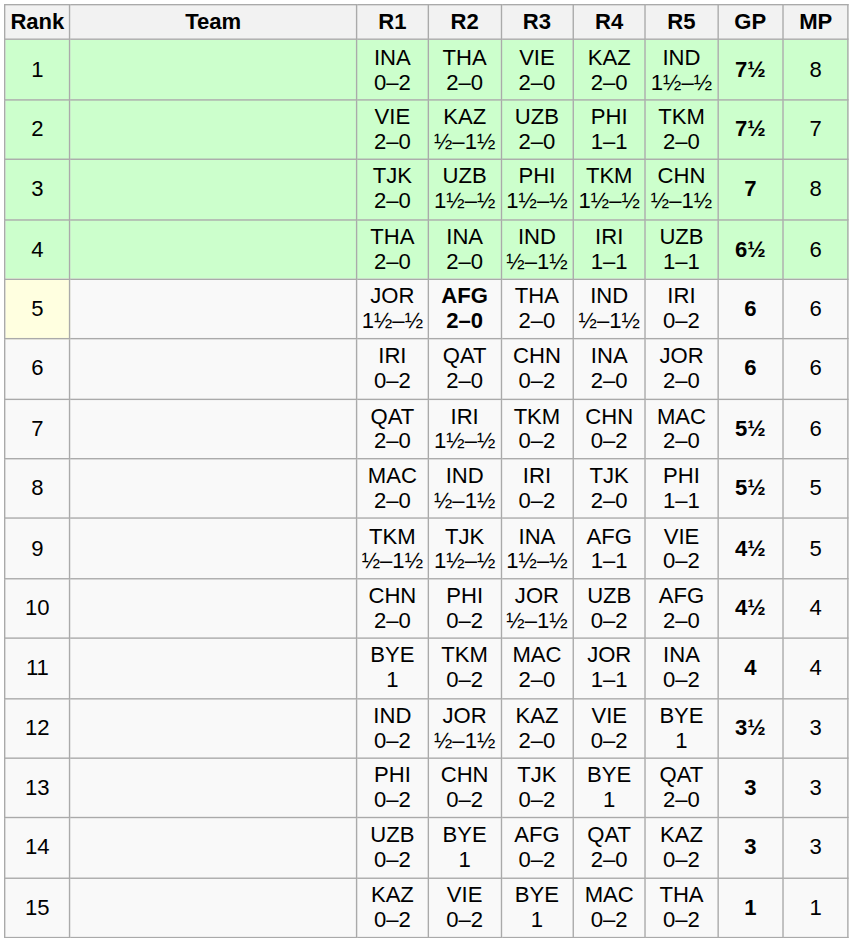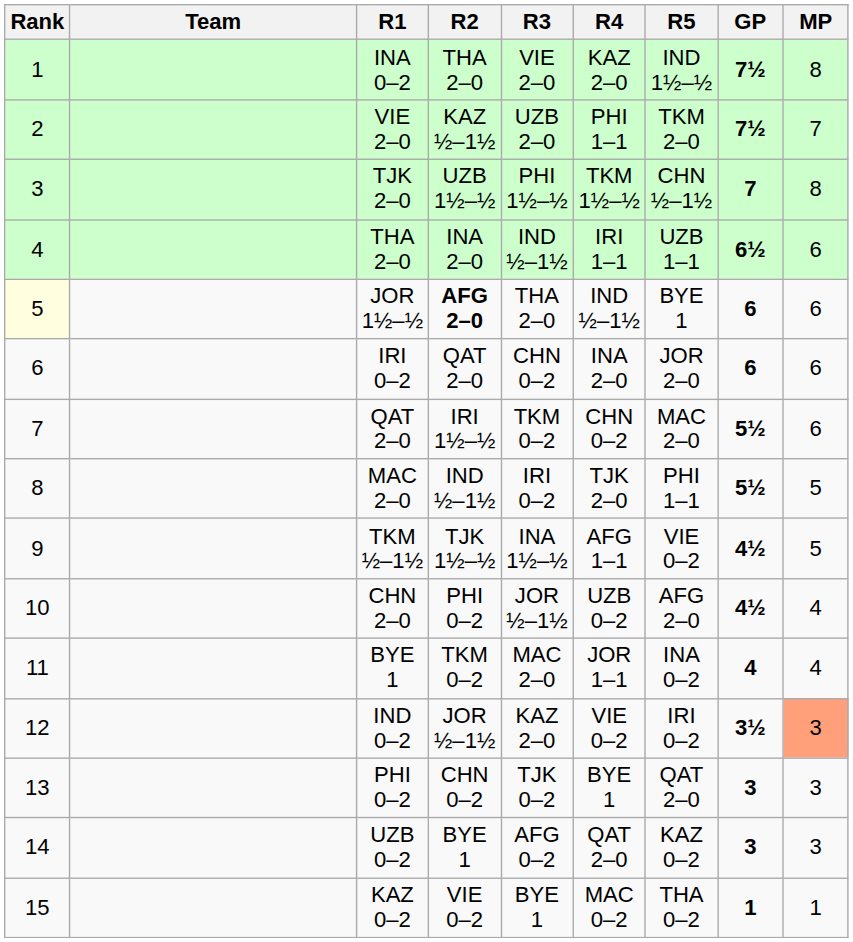(681, 308) IRI 0–2 -> (681, 308) BYE 1
(681, 727) BYE 1 -> (681, 727) IRI 0–2
(816, 727) no background -> (816, 727) lightsalmon background
